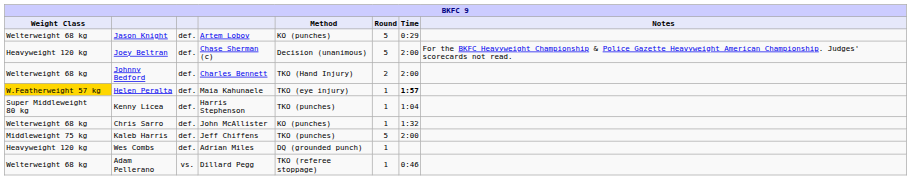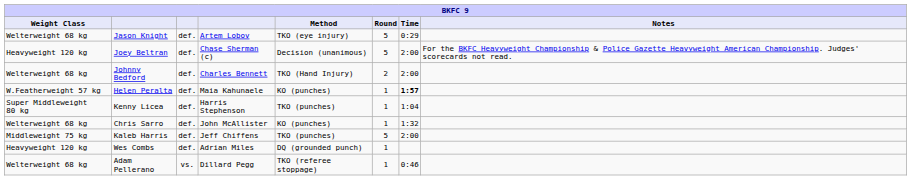(304, 36) KO (punches) -> (313, 36) TKO (eye injury)
(54, 90) gold background -> (54, 90) no background
(313, 90) TKO (eye injury) -> (304, 90) KO (punches)
